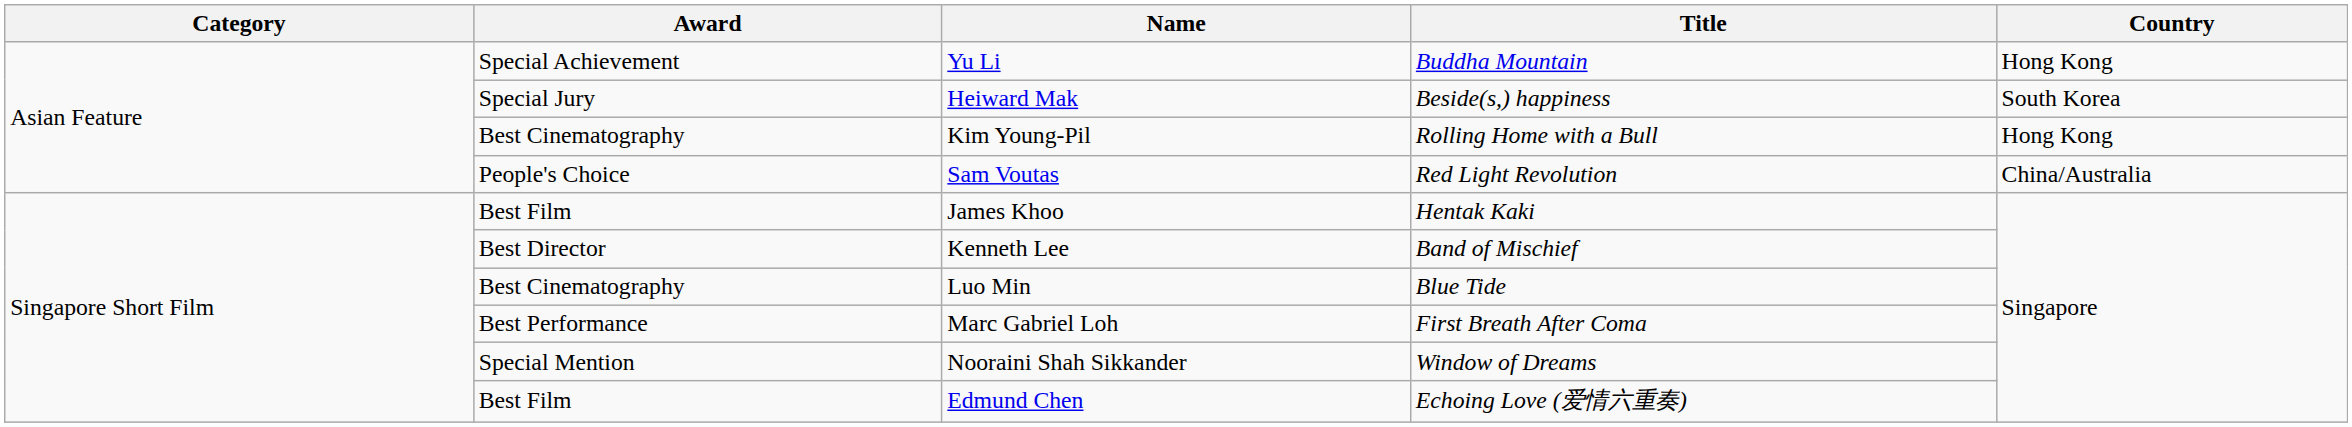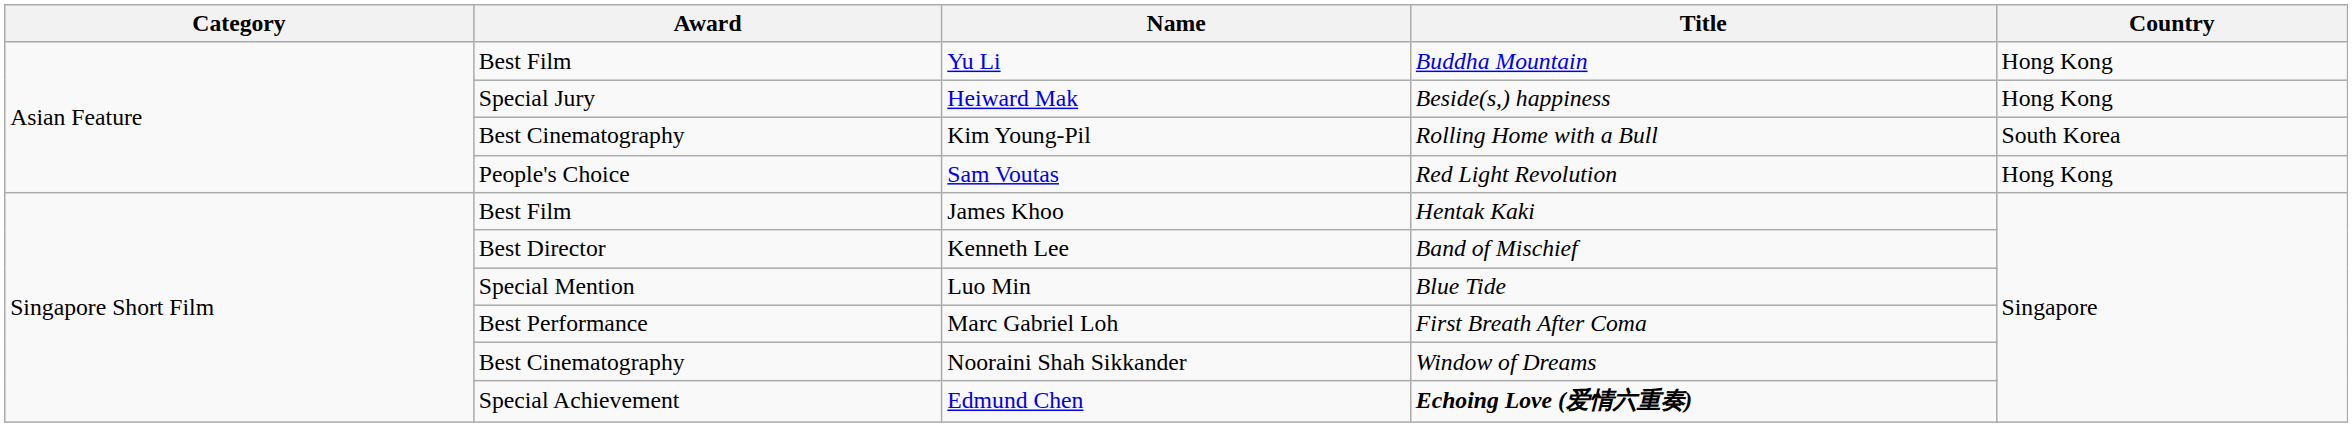(579, 60) Special Achievement -> (525, 60) Best Film
(2061, 98) South Korea -> (2057, 98) Hong Kong
(2057, 135) Hong Kong -> (2061, 135) South Korea
(2077, 173) China/Australia -> (2057, 173) Hong Kong
(582, 286) Best Cinematography -> (557, 286) Special Mention
(557, 361) Special Mention -> (582, 361) Best Cinematography
(525, 401) Best Film -> (579, 401) Special Achievement
(1551, 400) normal -> (1554, 400) bold
